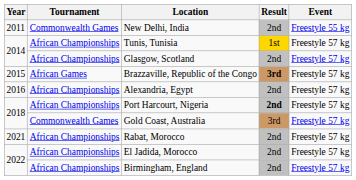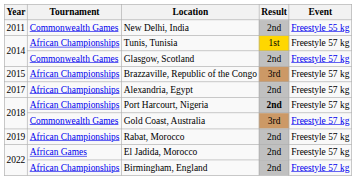(75, 59) African Championships -> (74, 59) Commonwealth Games
(58, 74) African Games -> (75, 74) African Championships
(274, 74) bold -> (274, 74) normal
(16, 90) 2016 -> (16, 90) 2017
(16, 136) 2021 -> (16, 136) 2019
(75, 152) African Championships -> (58, 152) African Games
